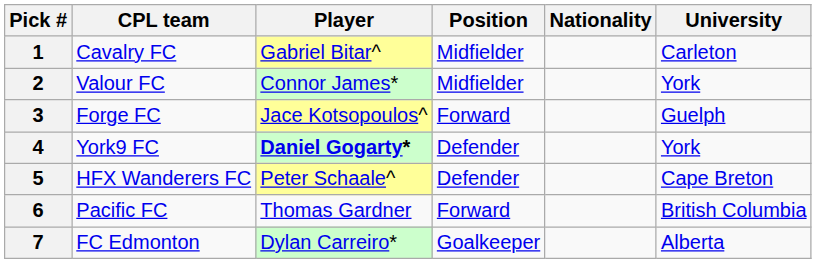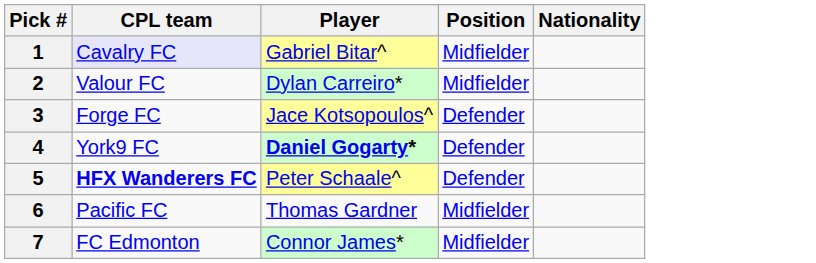- column: (734, 20)
(126, 52) no background -> (126, 52) lavender background
(329, 83) Connor James* -> (334, 83) Dylan Carreiro*
(474, 115) Forward -> (484, 115) Defender
(164, 178) normal -> (166, 178) bold
(474, 210) Forward -> (486, 210) Midfielder
(329, 242) Dylan Carreiro* -> (335, 242) Connor James*
(489, 242) Goalkeeper -> (486, 242) Midfielder
